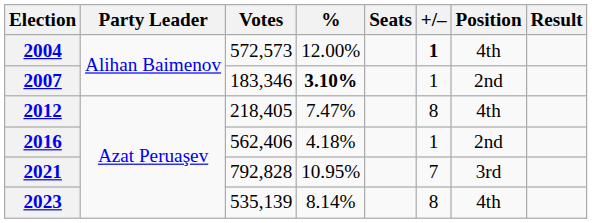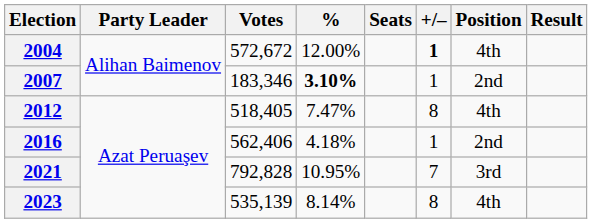(261, 50) 572,573 -> (261, 50) 572,672
(261, 111) 218,405 -> (261, 111) 518,405
